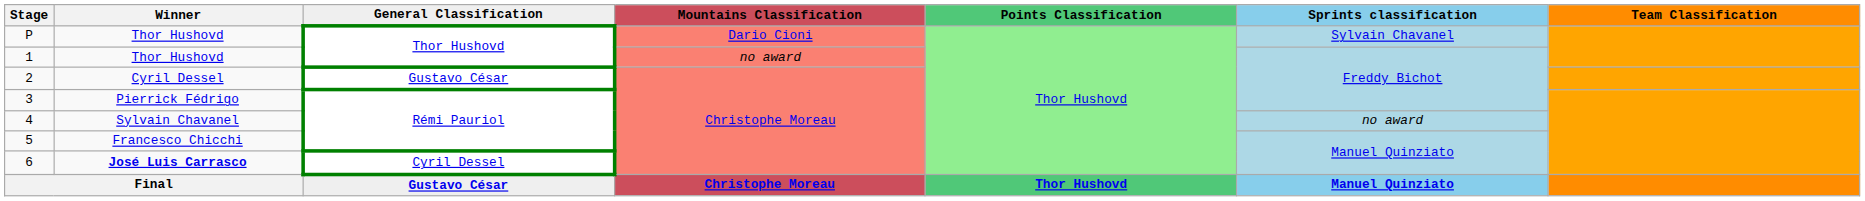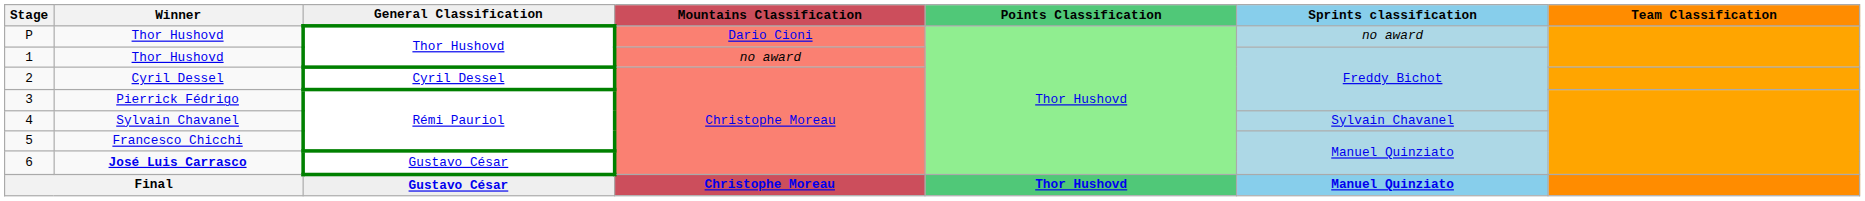(1393, 36) Sylvain Chavanel -> (1393, 36) no award
(458, 78) Gustavo César -> (458, 78) Cyril Dessel
(1393, 120) no award -> (1393, 120) Sylvain Chavanel
(458, 162) Cyril Dessel -> (458, 162) Gustavo César
